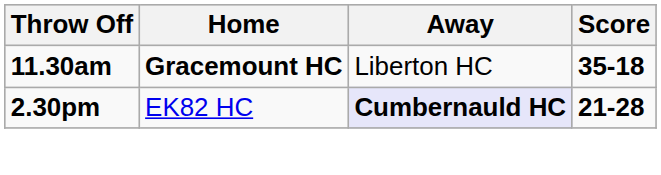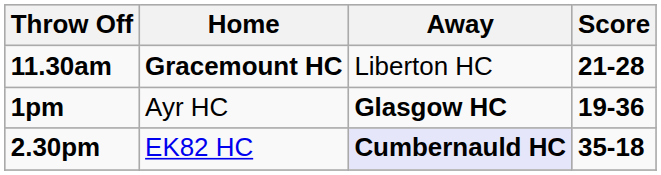(611, 66) 35-18 -> (611, 66) 21-28
+ row: (37, 107)
(611, 107) 21-28 -> (611, 148) 35-18
